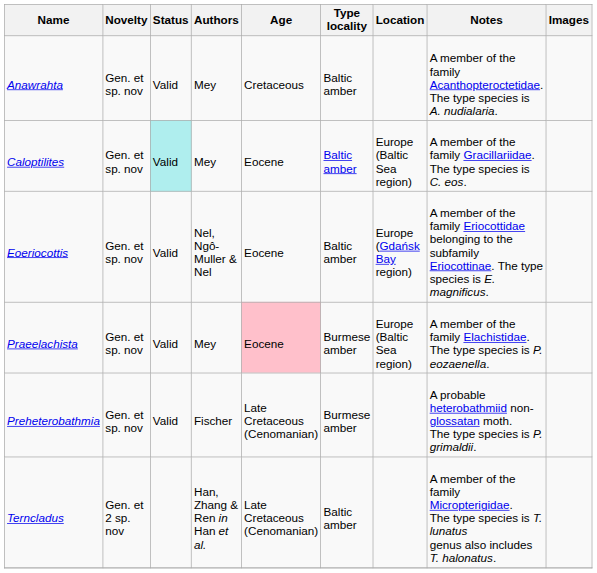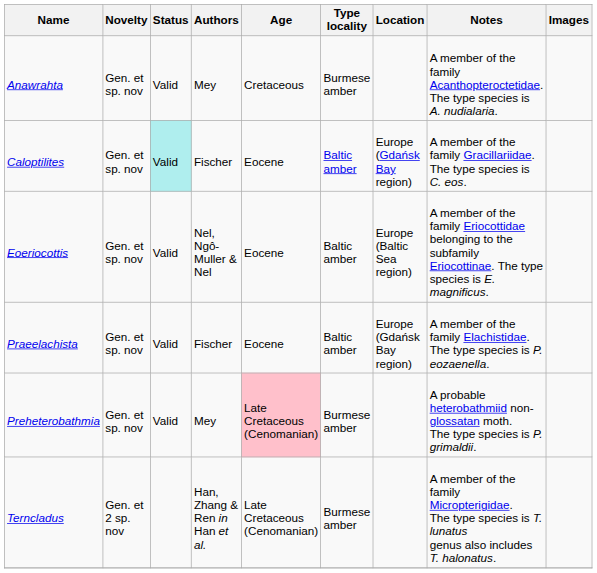(340, 84) Baltic amber -> (347, 84) Burmese amber
(205, 162) Mey -> (213, 162) Fischer
(394, 162) Europe (Baltic Sea region) -> (398, 162) Europe (Gdańsk Bay region)
(398, 253) Europe (Gdańsk Bay region) -> (394, 253) Europe (Baltic Sea region)
(205, 344) Mey -> (213, 344) Fischer
(264, 344) pink background -> (264, 344) no background
(347, 344) Burmese amber -> (340, 344) Baltic amber
(394, 344) Europe (Baltic Sea region) -> (398, 344) Europe (Gdańsk Bay region)
(213, 421) Fischer -> (205, 421) Mey
(281, 421) no background -> (281, 421) pink background
(340, 519) Baltic amber -> (347, 519) Burmese amber
